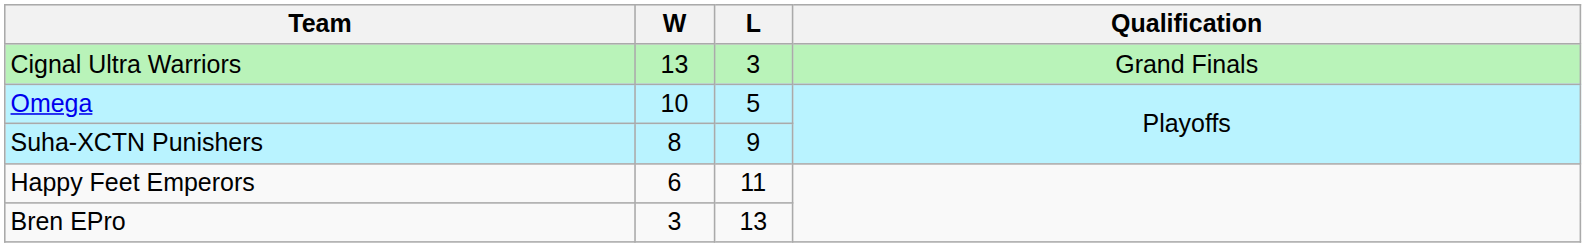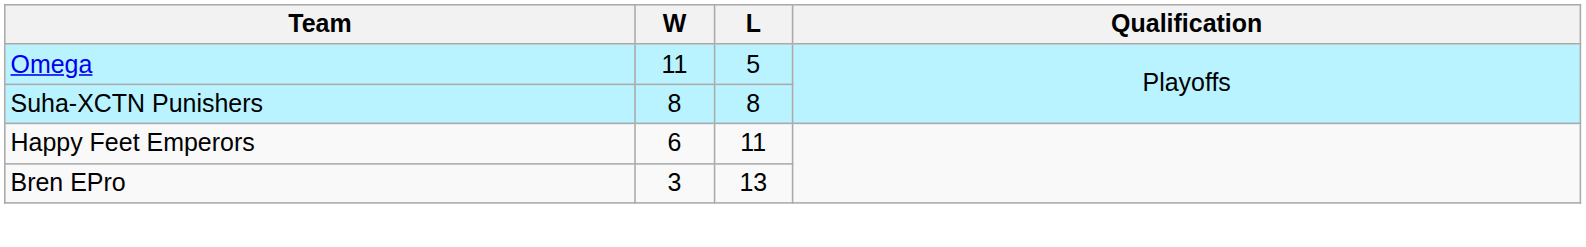- row: (126, 63)
(674, 103) 10 -> (674, 63) 11
(753, 143) 9 -> (753, 103) 8
